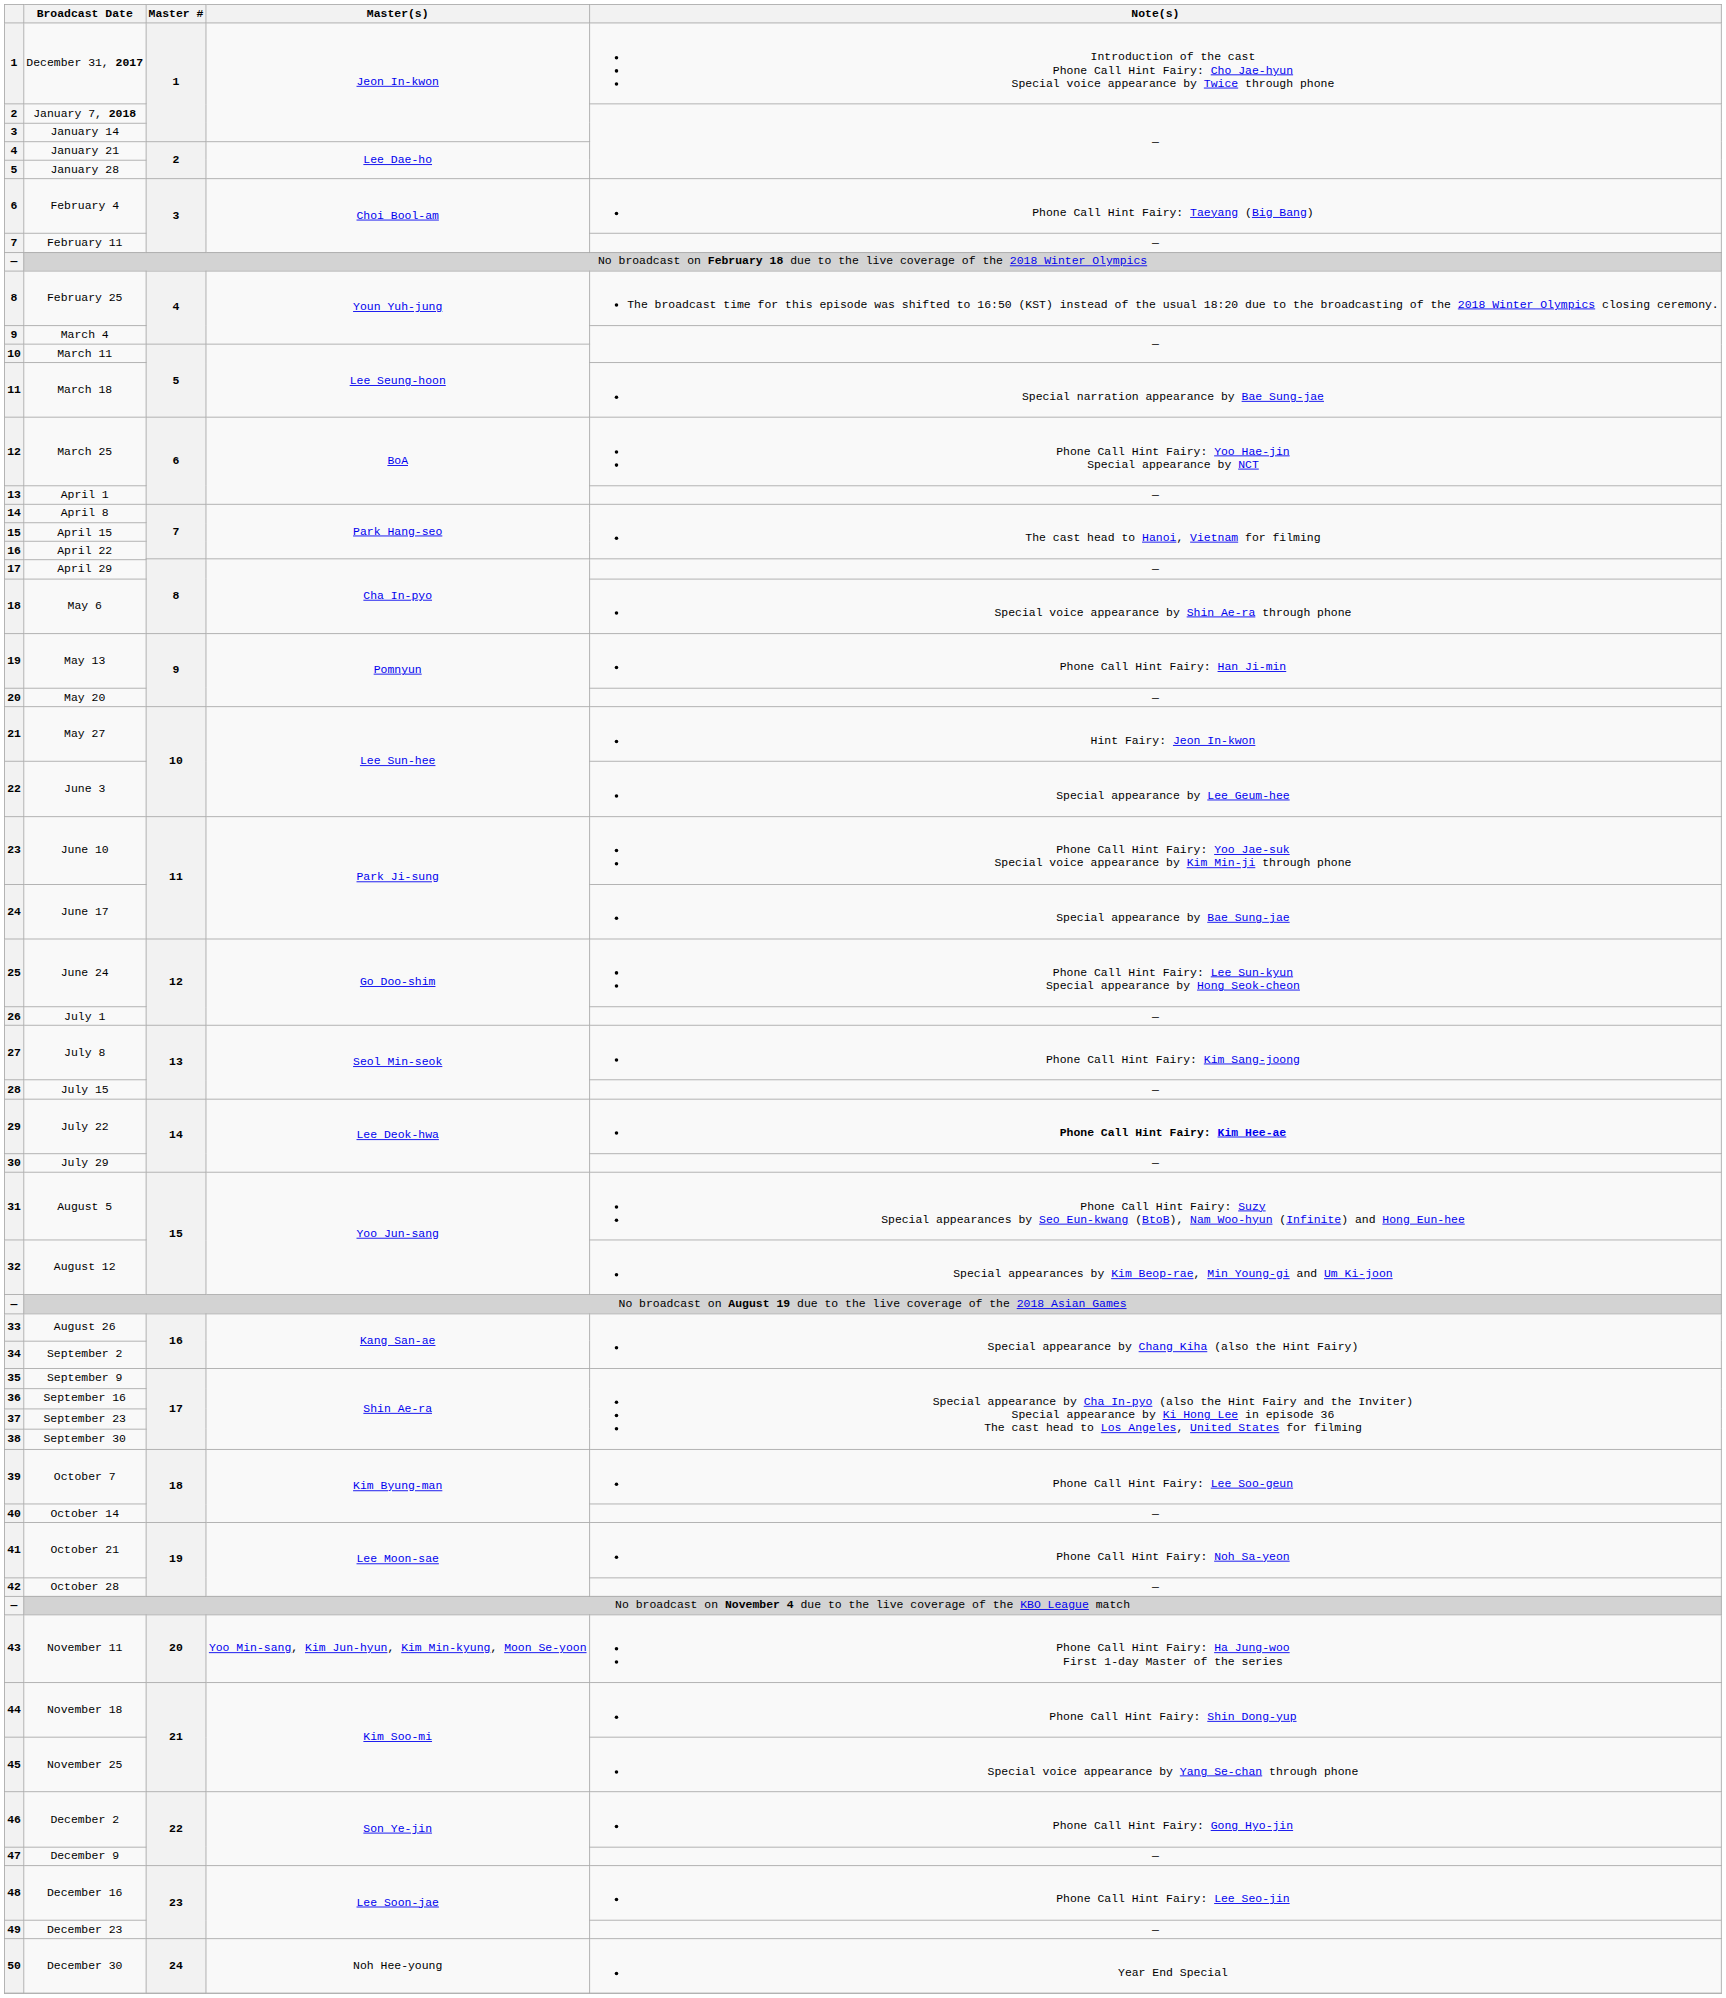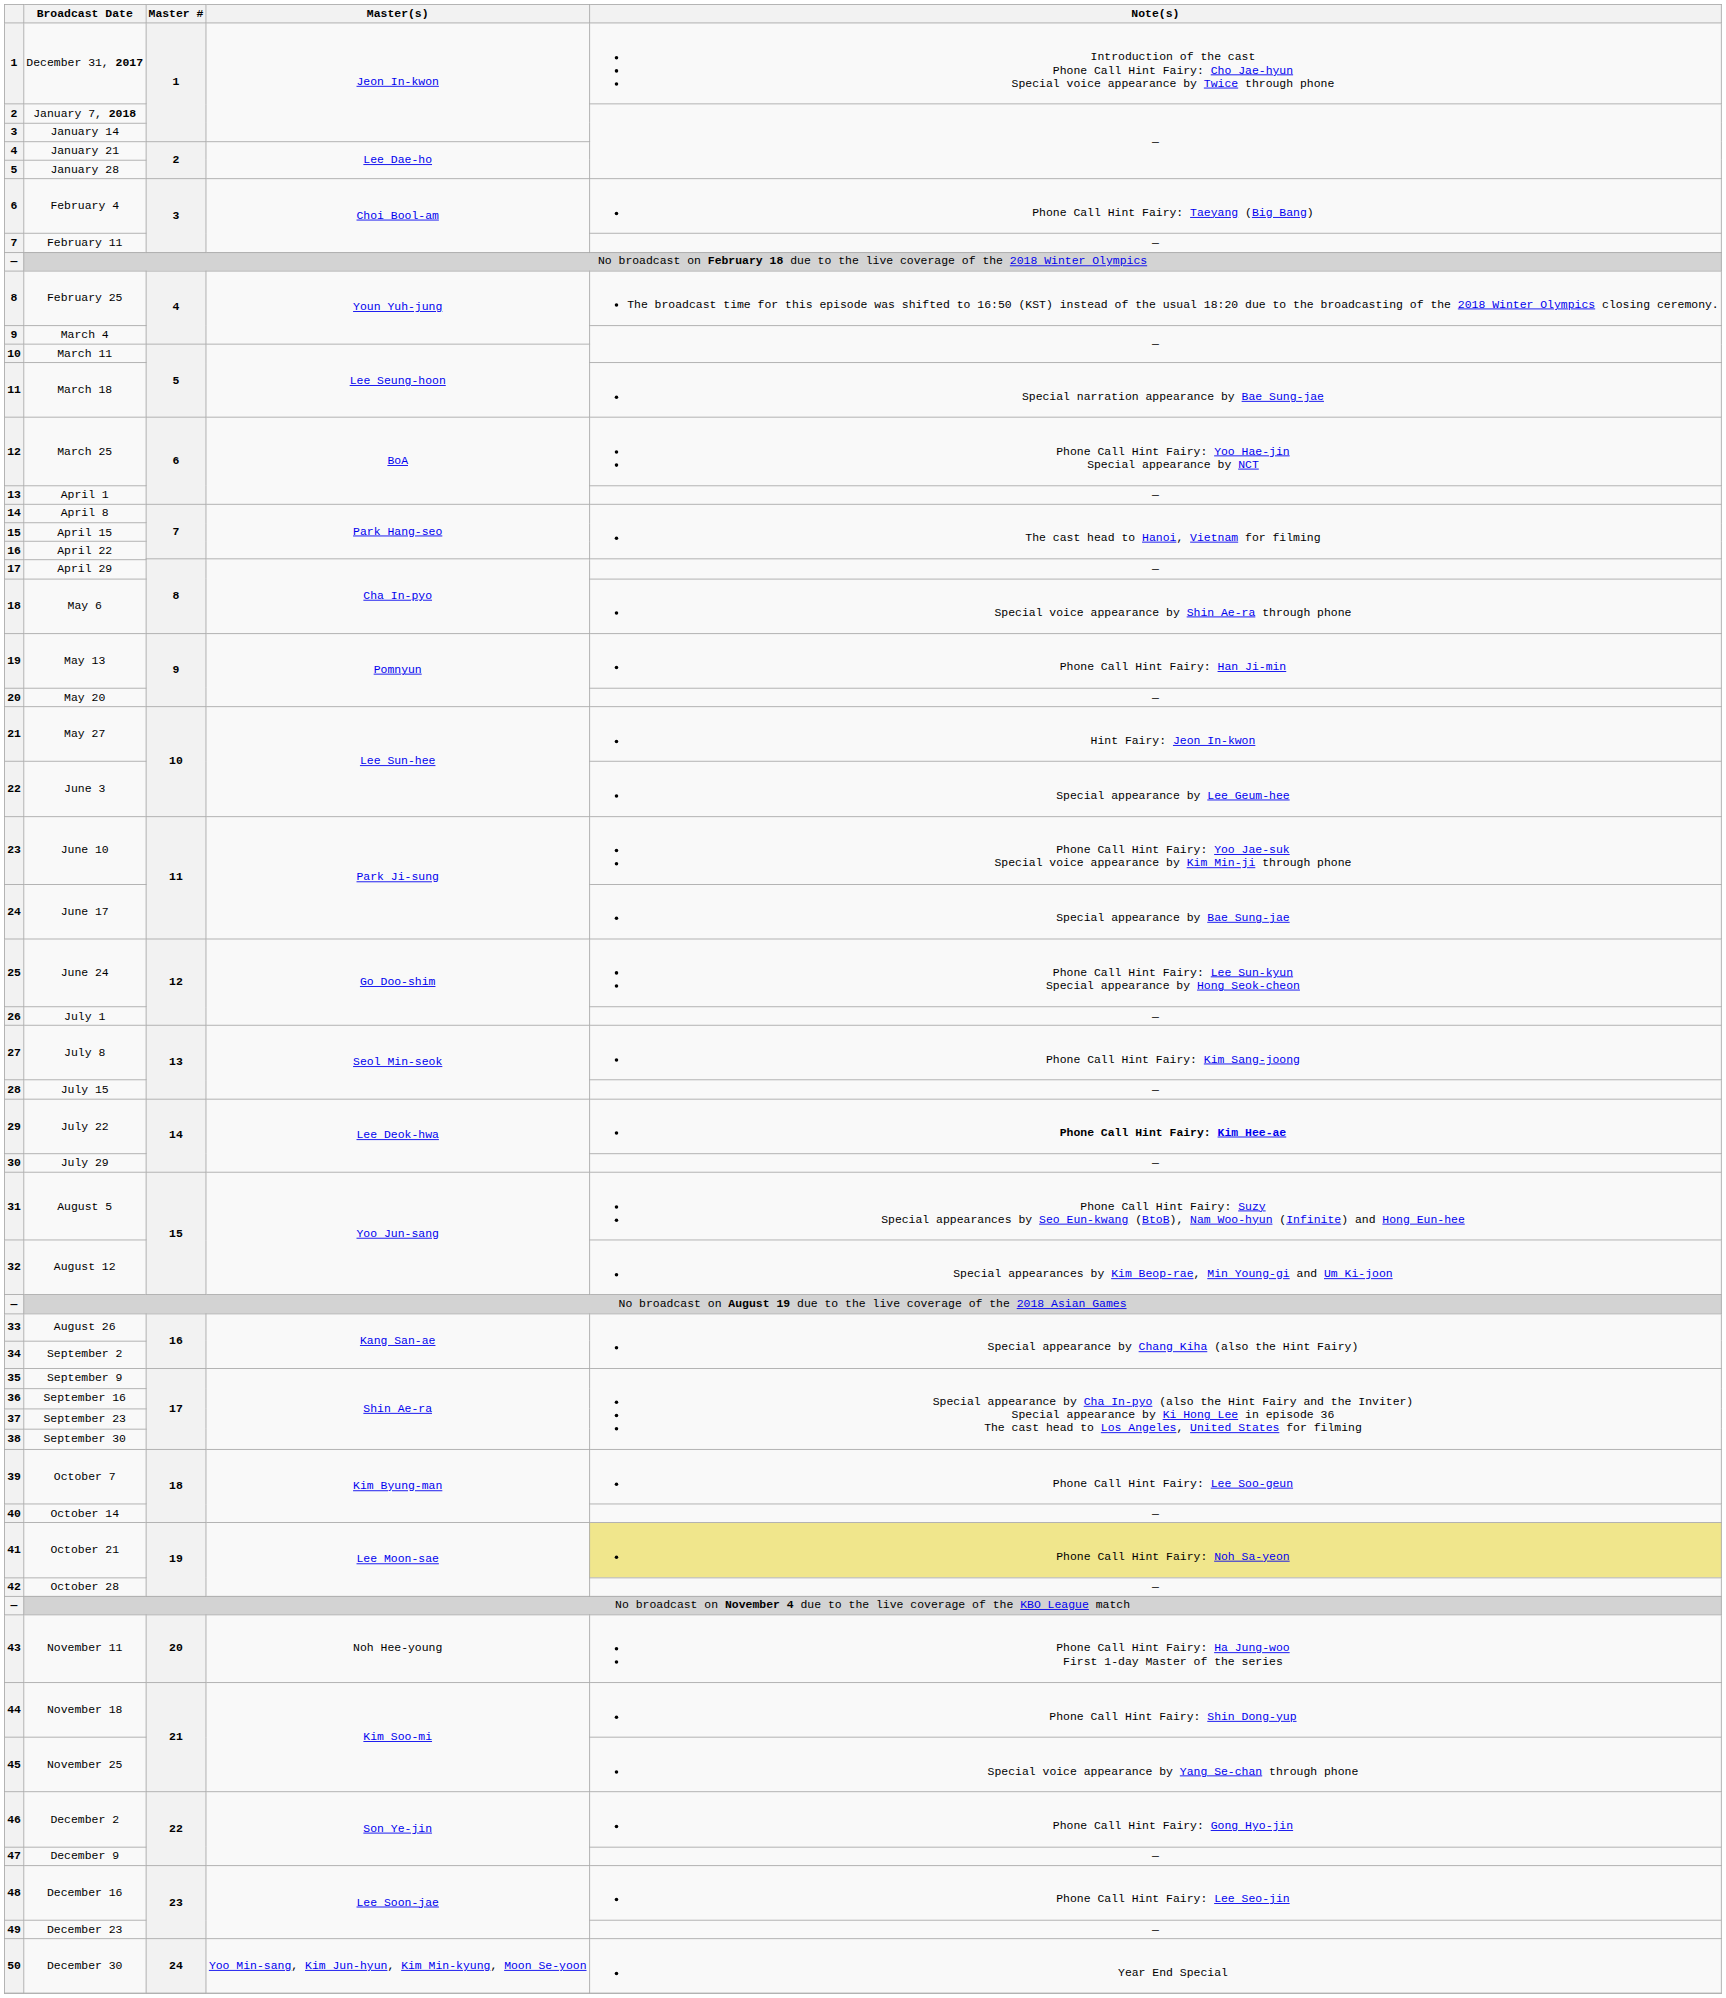(1155, 1557) no background -> (1155, 1557) khaki background
(398, 1649) Yoo Min-sang, Kim Jun-hyun, Kim Min-kyung, Moon Se-yoon -> (398, 1649) Noh Hee-young
(398, 1966) Noh Hee-young -> (398, 1966) Yoo Min-sang, Kim Jun-hyun, Kim Min-kyung, Moon Se-yoon
